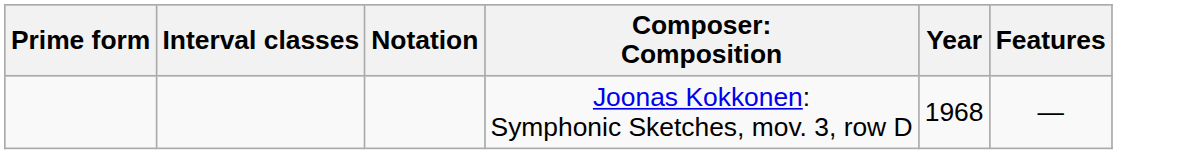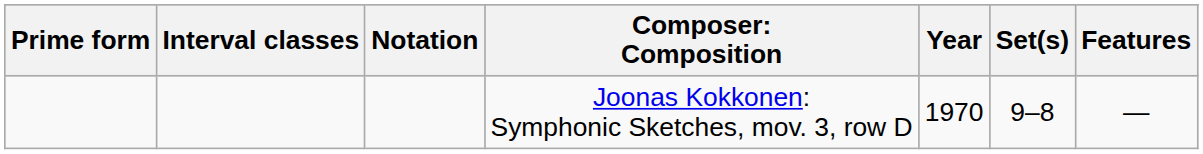+ column: (1032, 40)
(954, 111) 1968 -> (954, 111) 1970
